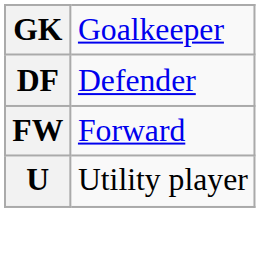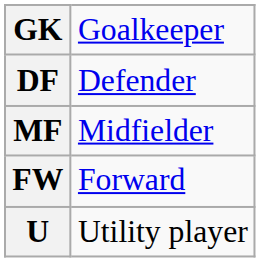+ row: (38, 130)
